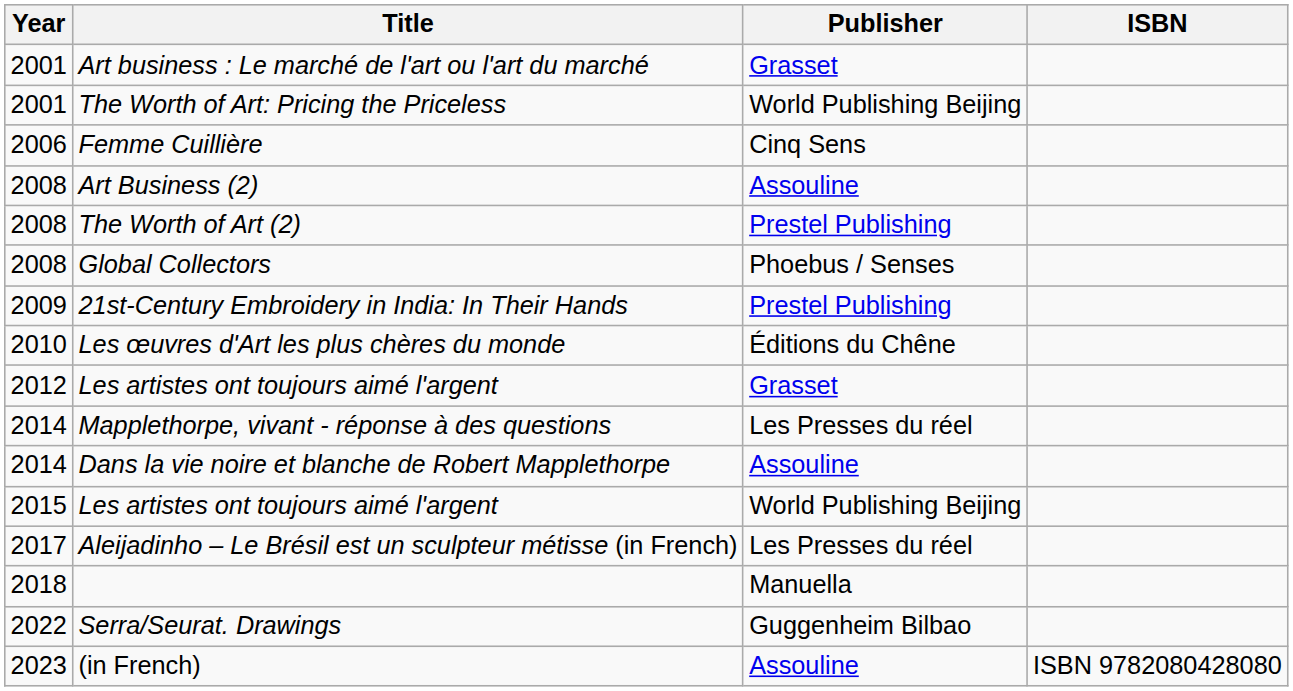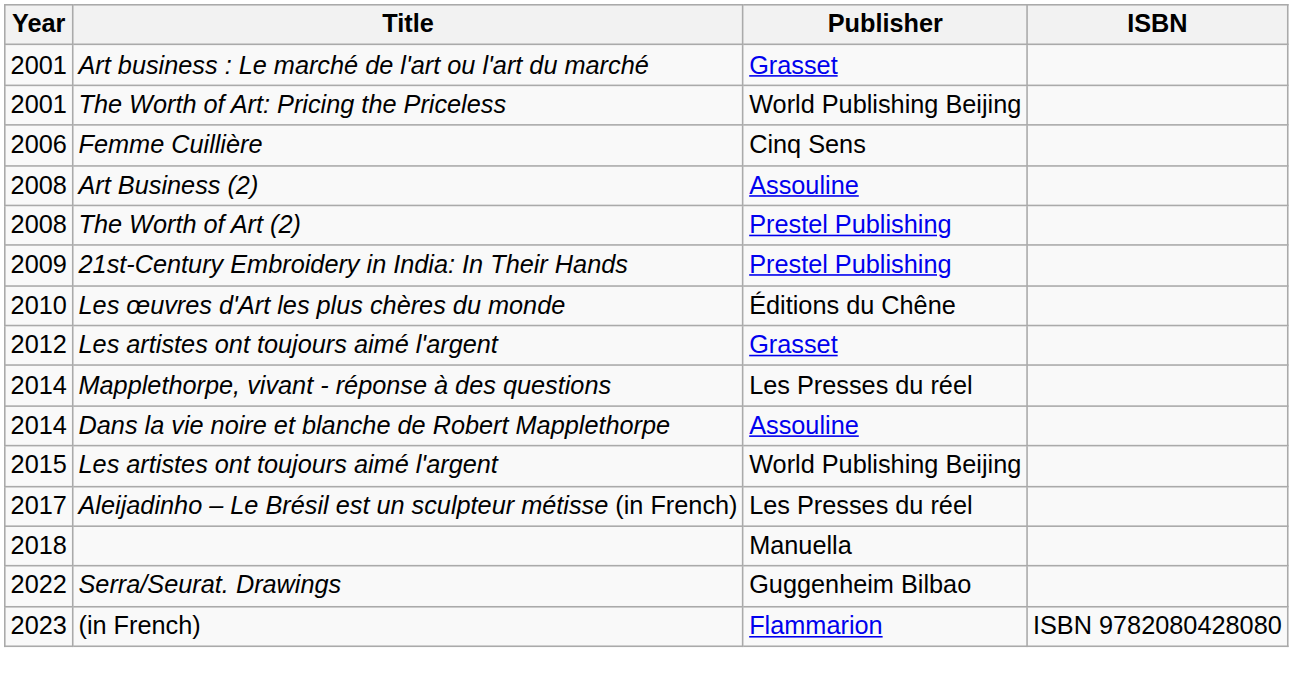- row: (39, 265)
(804, 666) Assouline -> (816, 625) Flammarion
